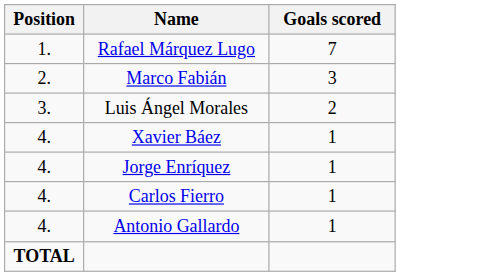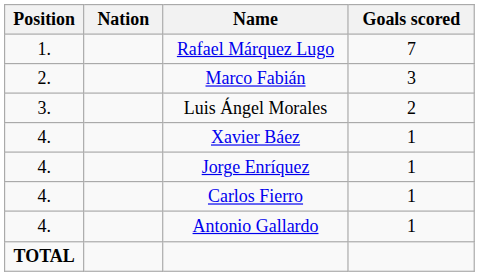+ column: (123, 19)
